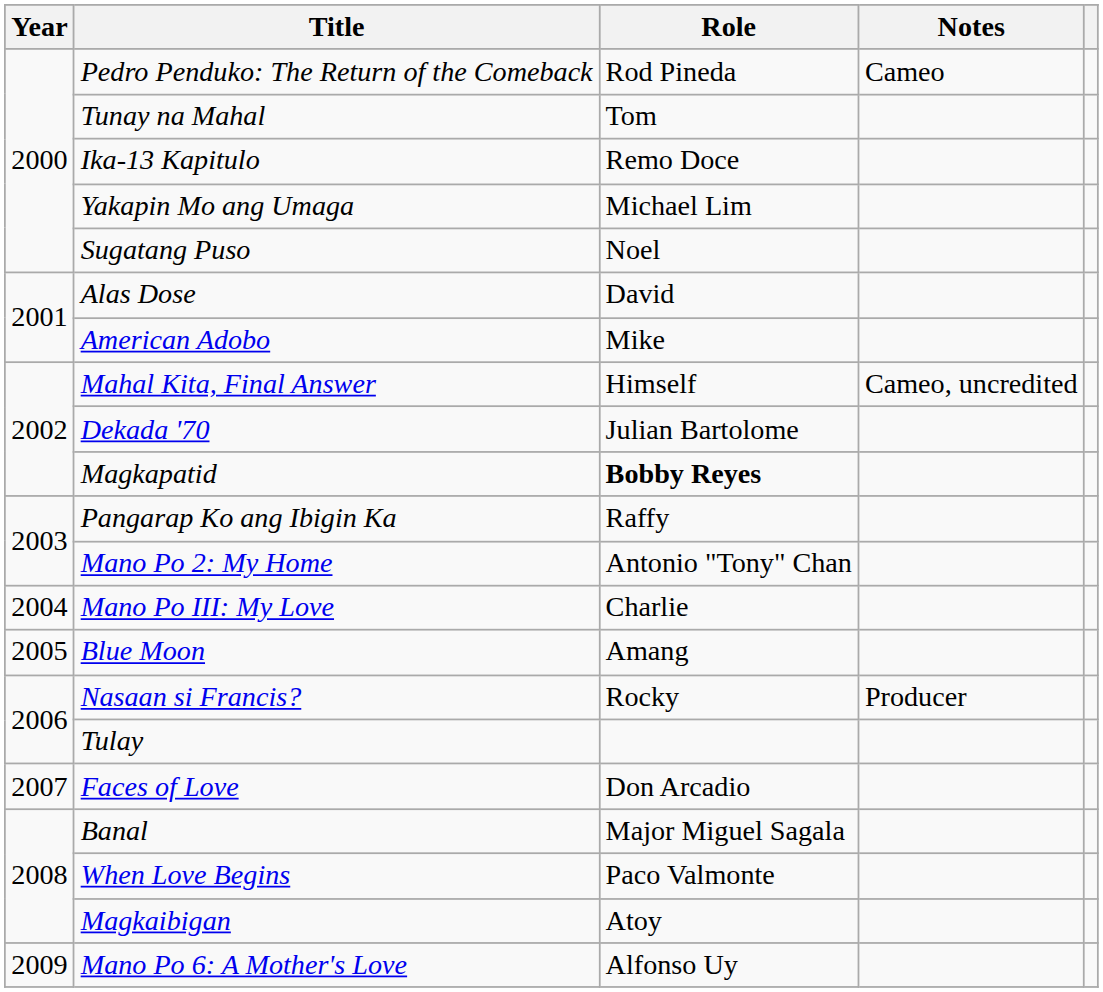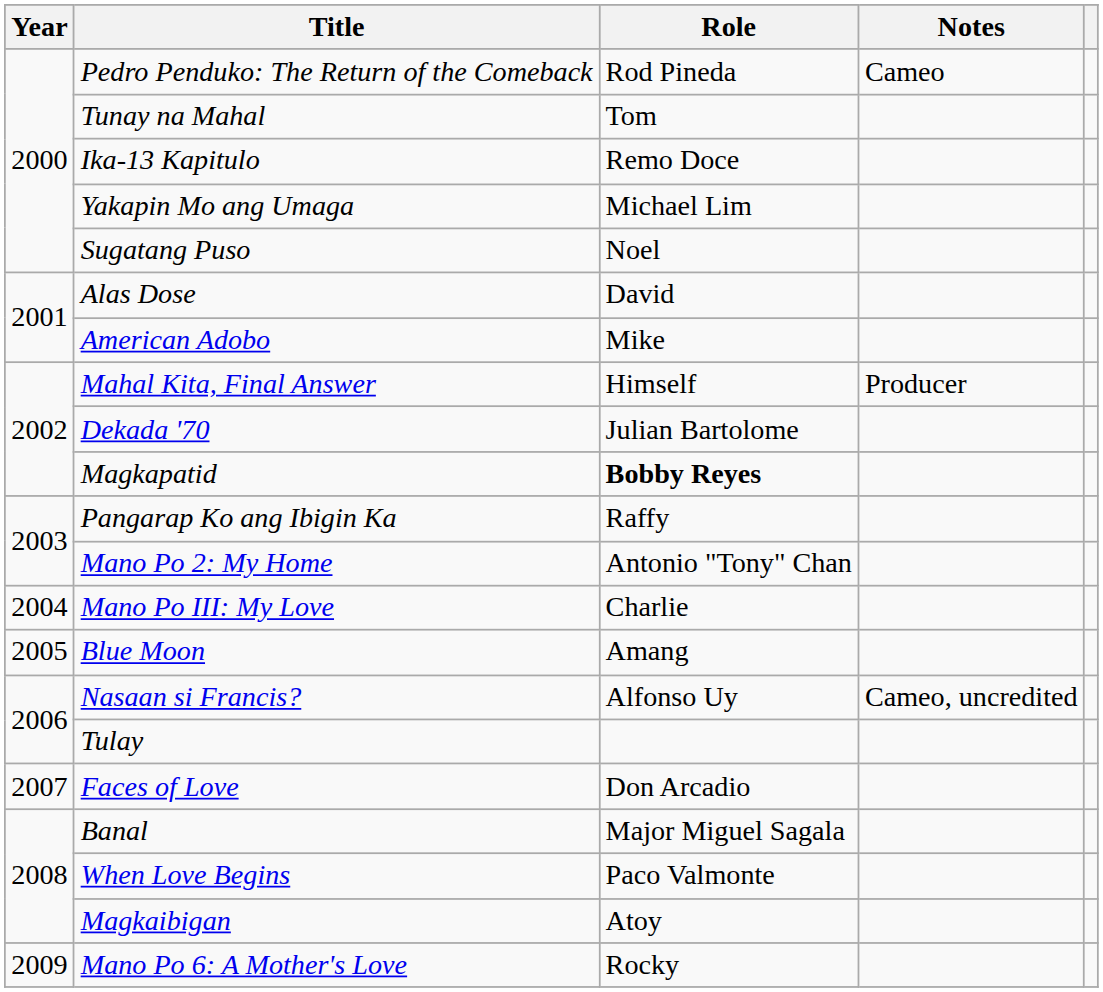(971, 384) Cameo, uncredited -> (916, 384) Producer
(642, 696) Rocky -> (672, 696) Alfonso Uy
(916, 696) Producer -> (971, 696) Cameo, uncredited
(672, 964) Alfonso Uy -> (642, 964) Rocky
